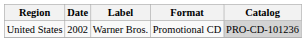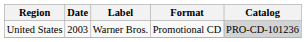(78, 29) 2002 -> (78, 29) 2003
